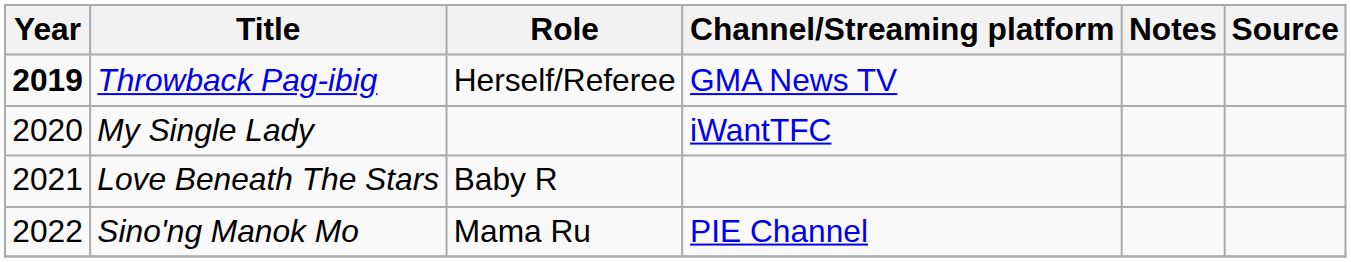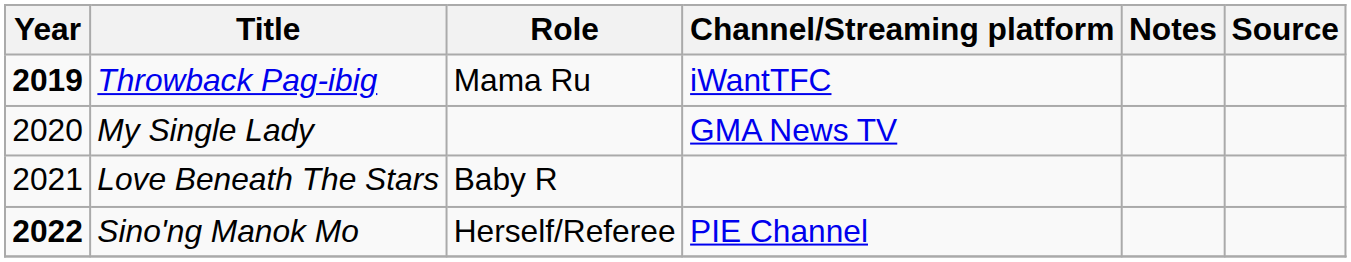(565, 79) Herself/Referee -> (522, 79) Mama Ru
(794, 79) GMA News TV -> (761, 79) iWantTFC
(761, 130) iWantTFC -> (794, 130) GMA News TV
(48, 230) normal -> (48, 230) bold
(522, 230) Mama Ru -> (565, 230) Herself/Referee
